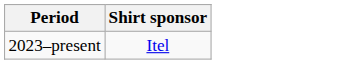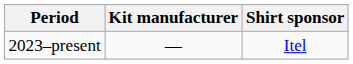+ column: (173, 18)
